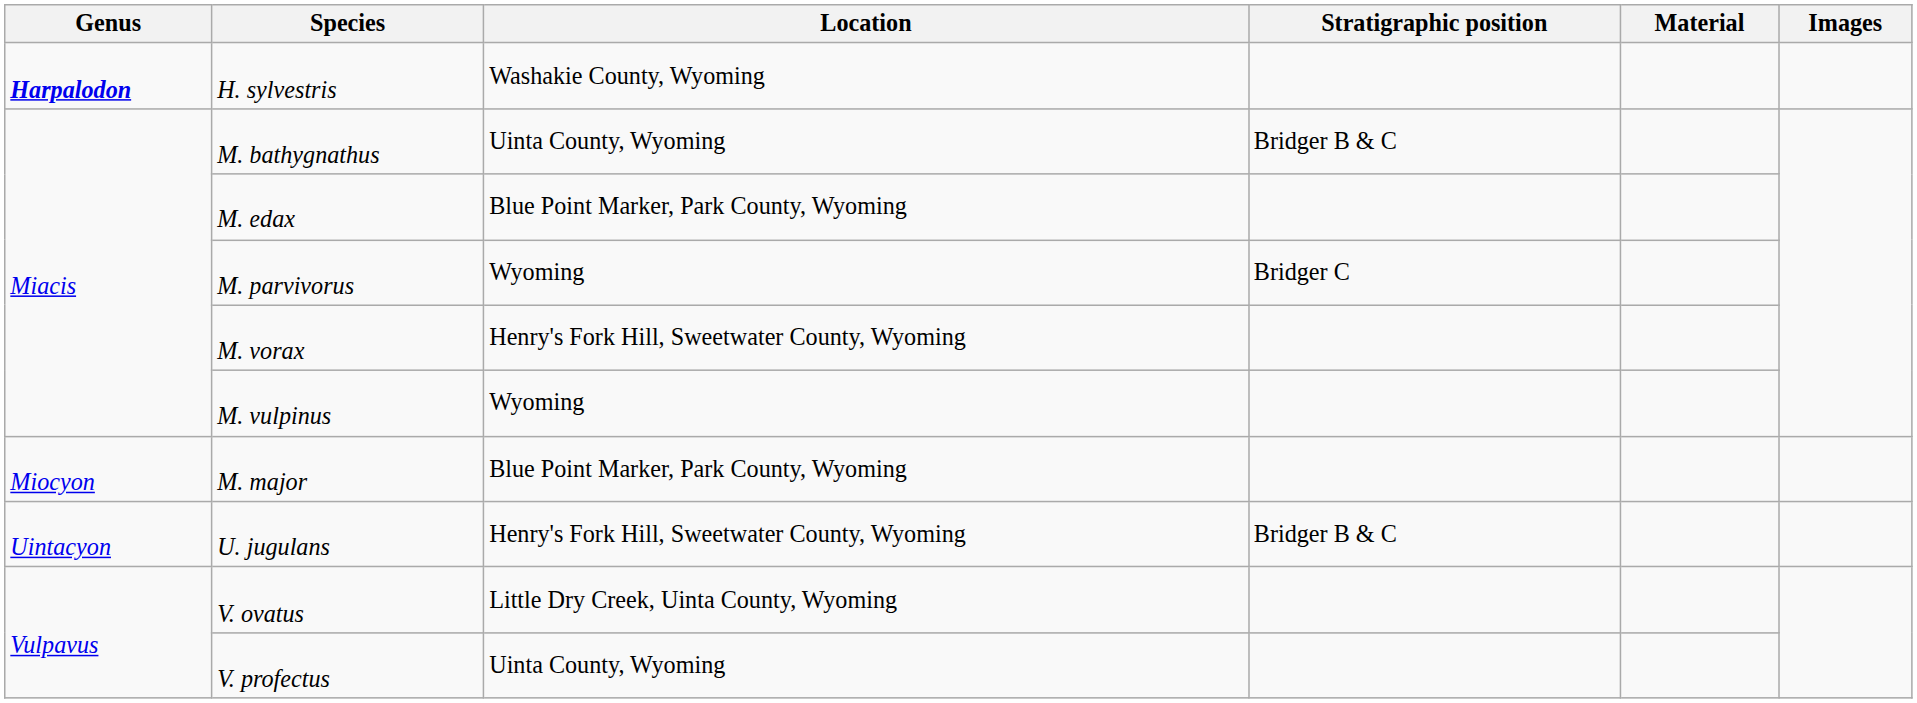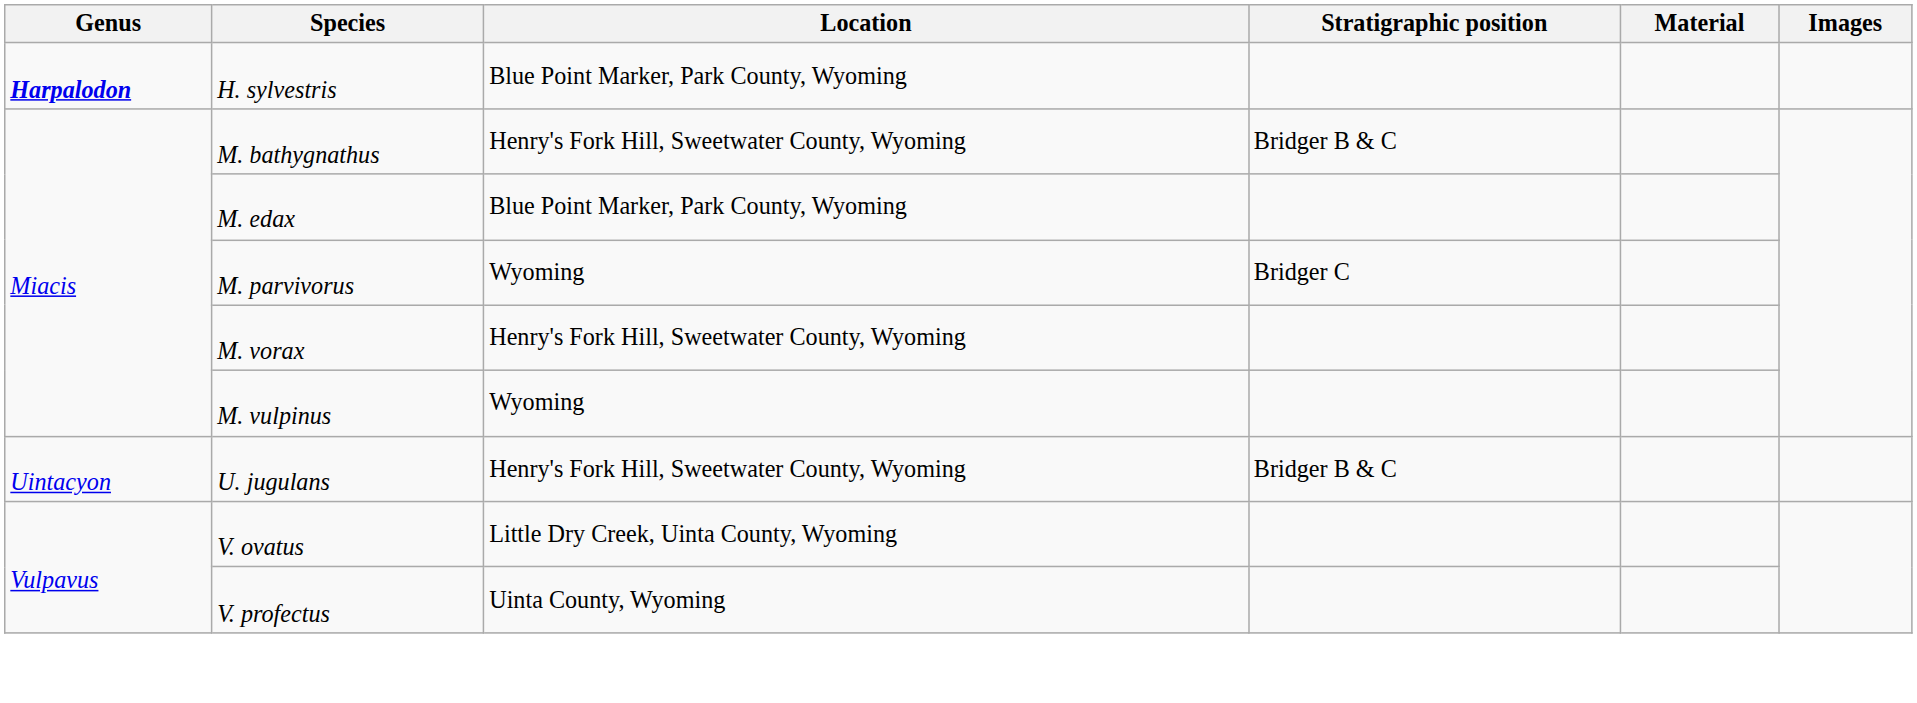(627, 75) Washakie County, Wyoming -> (698, 75) Blue Point Marker, Park County, Wyoming
(607, 141) Uinta County, Wyoming -> (728, 141) Henry's Fork Hill, Sweetwater County, Wyoming
- row: (262, 482)
